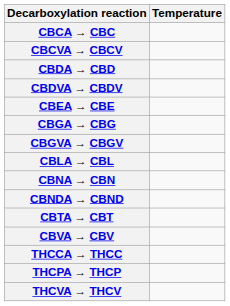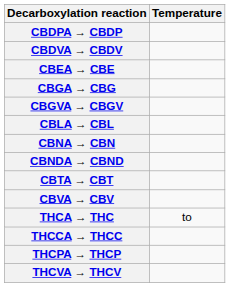- row: (77, 32)
- row: (77, 50)
- row: (77, 69)
+ row: (77, 32)
+ row: (77, 217)
